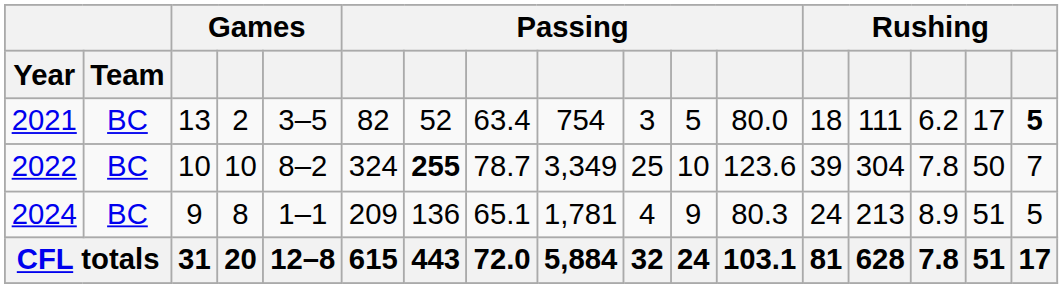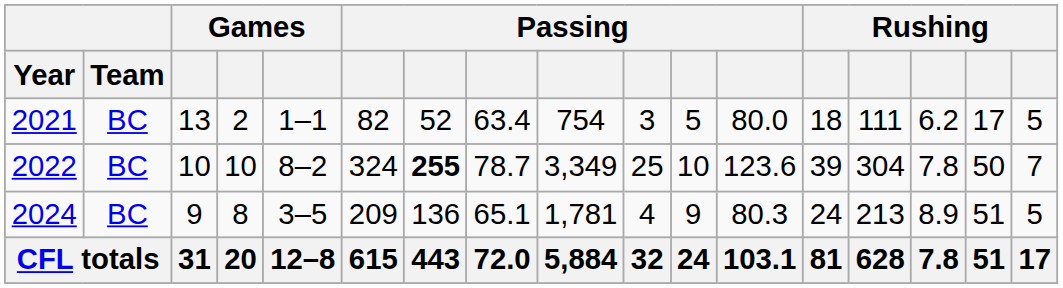(303, 120) 3–5 -> (303, 120) 1–1
(1035, 120) bold -> (1035, 120) normal
(303, 213) 1–1 -> (303, 213) 3–5
